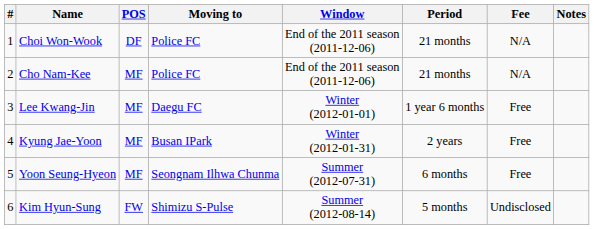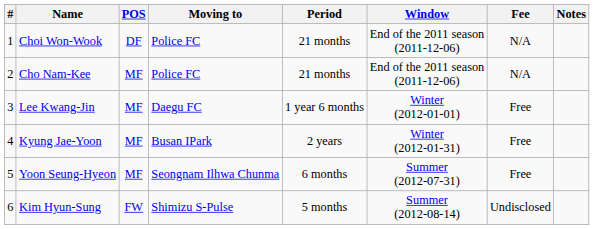columns swapped: (342, 14) <-> (445, 14)
